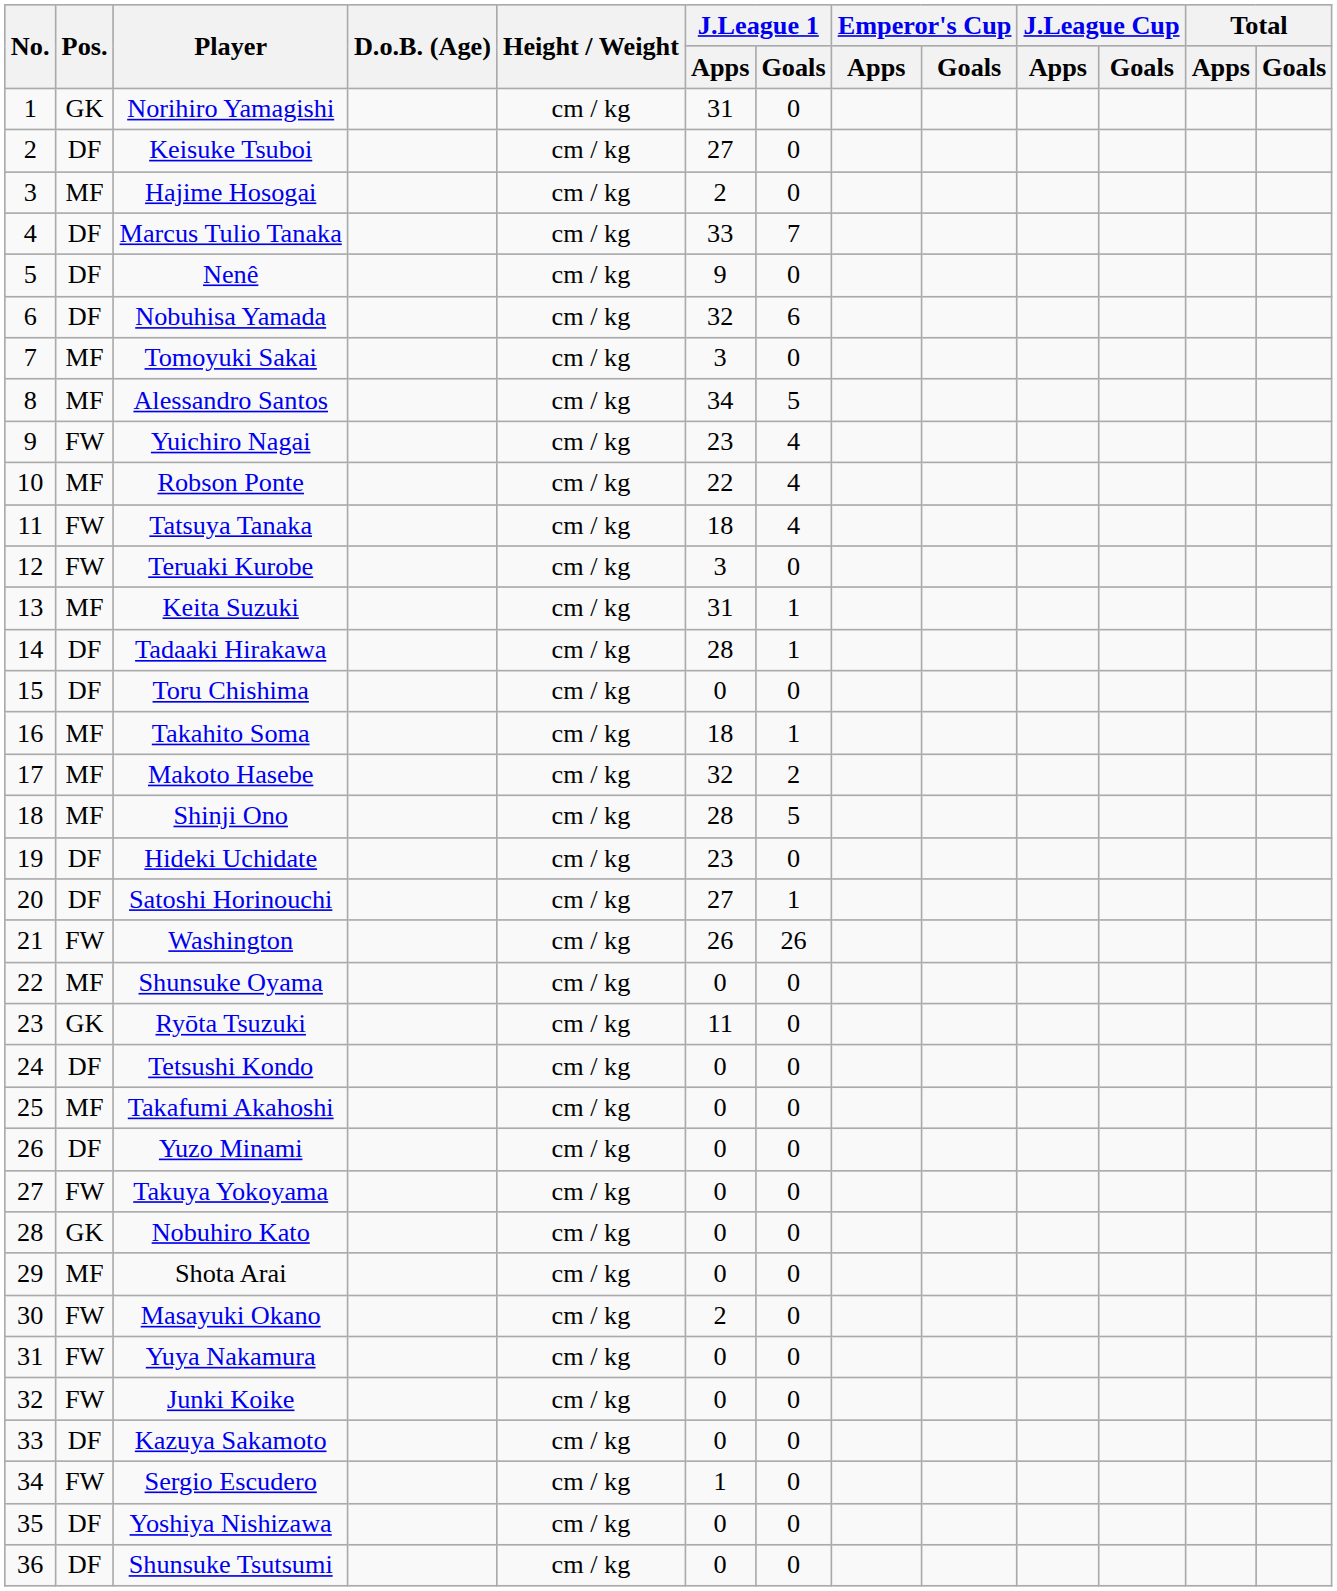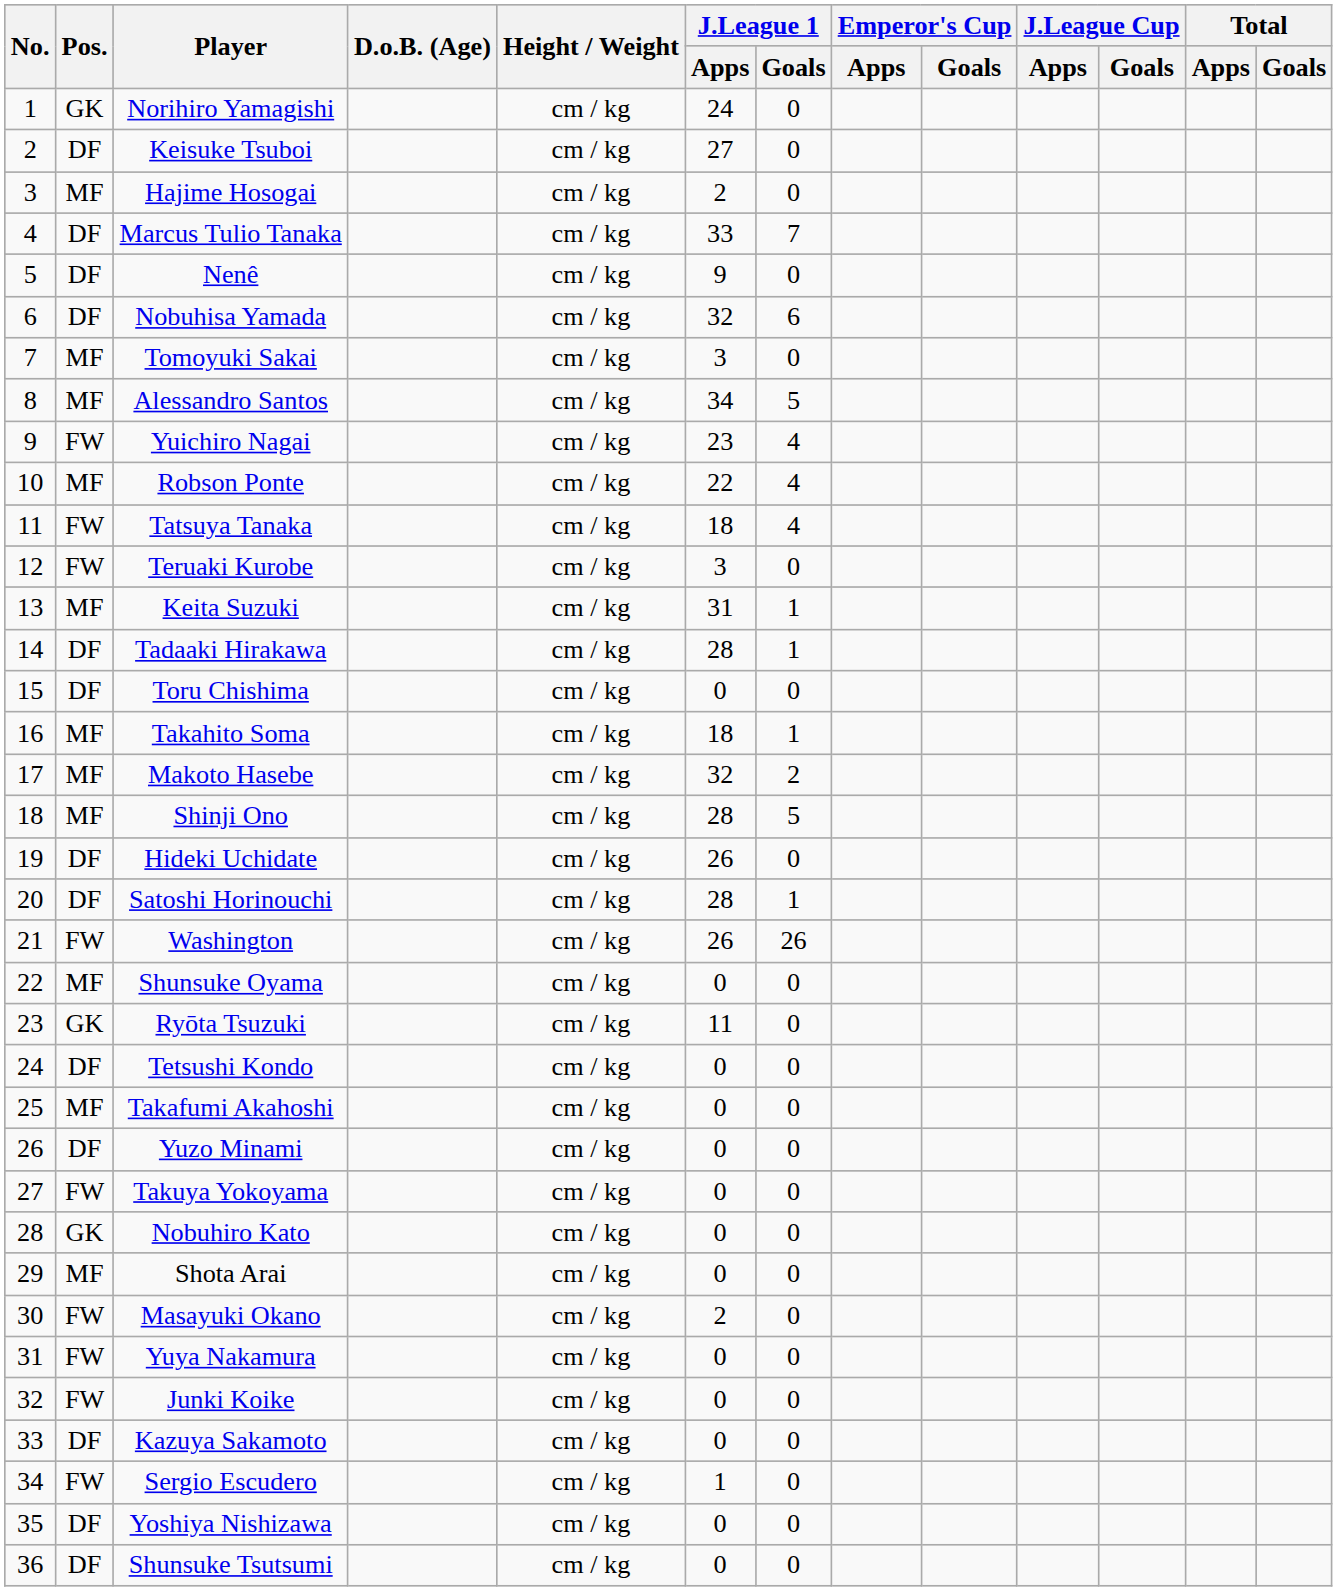(720, 108) 31 -> (720, 108) 24
(720, 857) 23 -> (720, 857) 26
(720, 899) 27 -> (720, 899) 28
